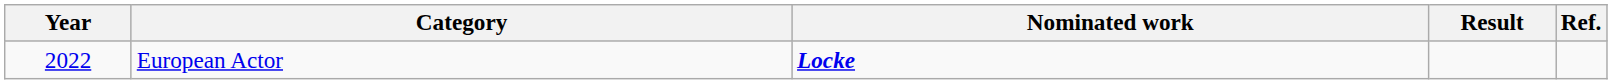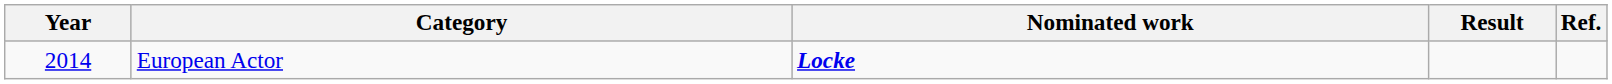(68, 59) 2022 -> (68, 59) 2014
